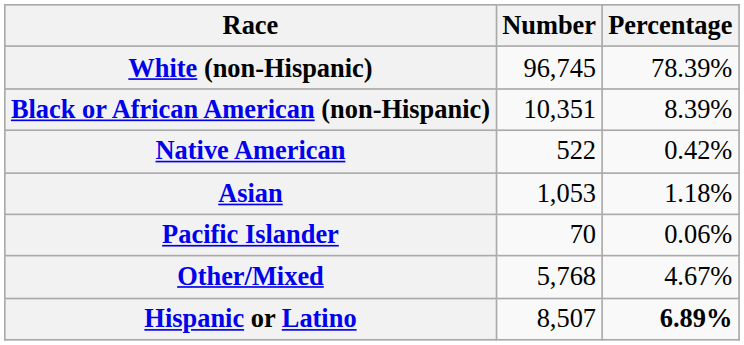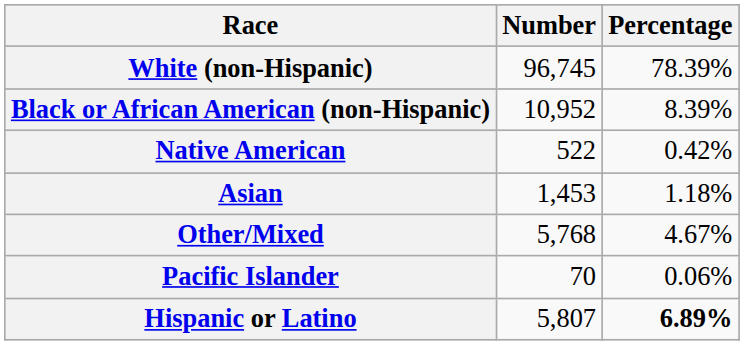(560, 109) 10,351 -> (560, 109) 10,952
(566, 192) 1,053 -> (566, 192) 1,453
rows swapped: (250, 234) <-> (250, 276)
(566, 318) 8,507 -> (566, 318) 5,807
